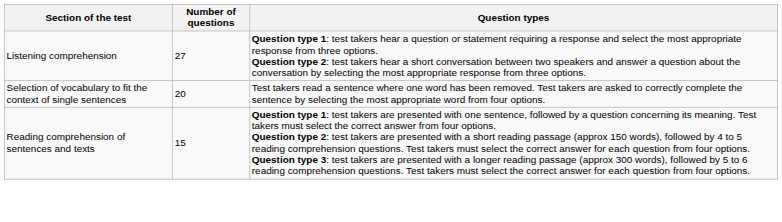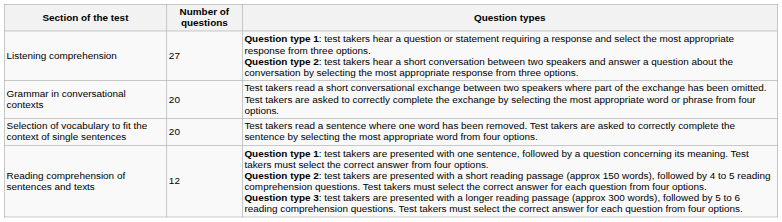+ row: (66, 99)
(180, 143) 15 -> (174, 181) 12
